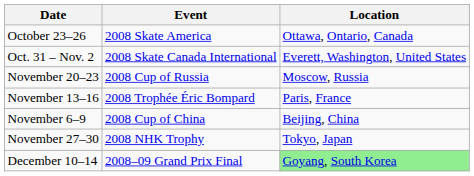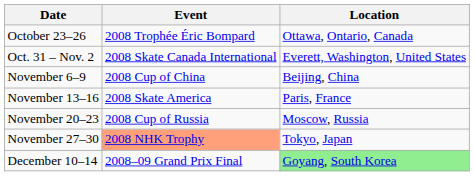(158, 35) 2008 Skate America -> (180, 35) 2008 Trophée Éric Bompard
rows swapped: (47, 118) <-> (53, 77)
(180, 98) 2008 Trophée Éric Bompard -> (158, 98) 2008 Skate America
(155, 139) no background -> (155, 139) lightsalmon background
